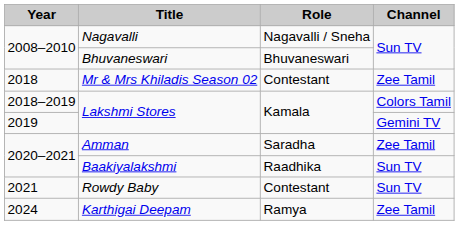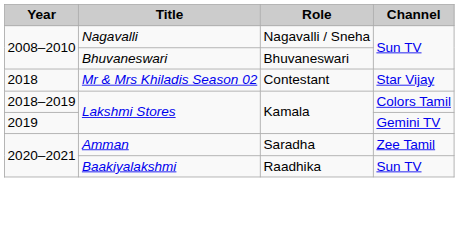(406, 79) Zee Tamil -> (405, 79) Star Vijay
- row: (23, 187)
- row: (23, 209)
